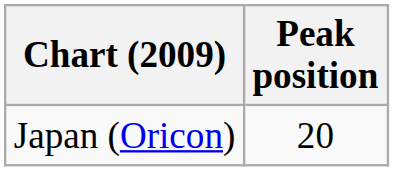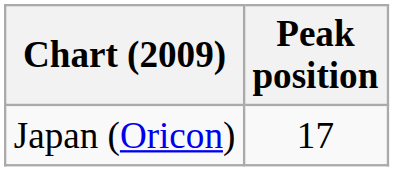(315, 134) 20 -> (315, 134) 17
